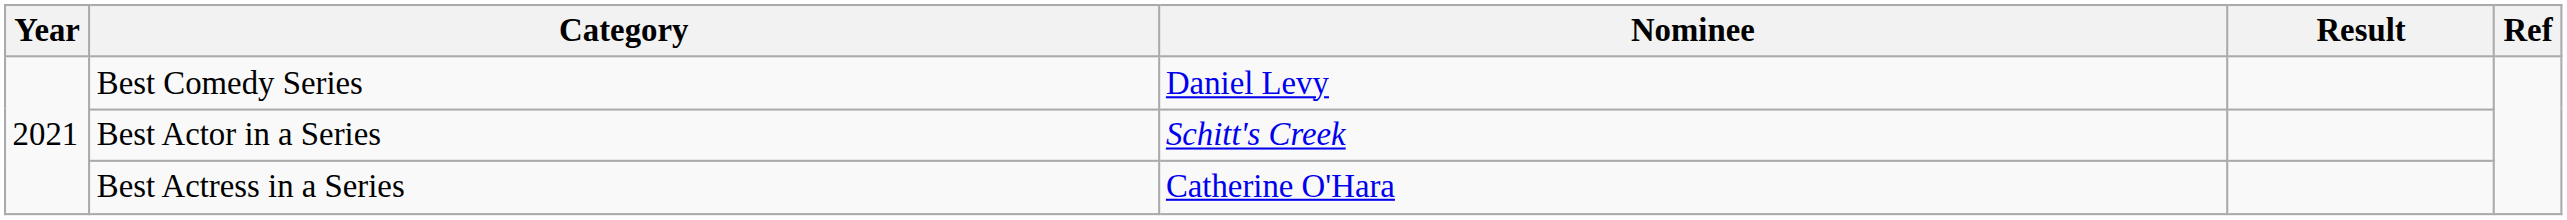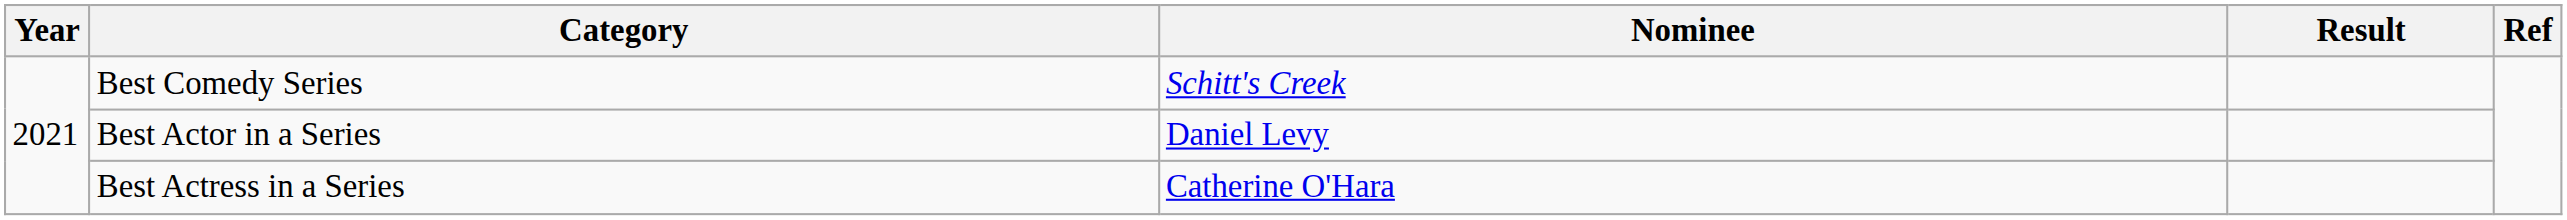(1247, 82) Daniel Levy -> (1256, 82) Schitt's Creek
(1256, 134) Schitt's Creek -> (1247, 134) Daniel Levy
